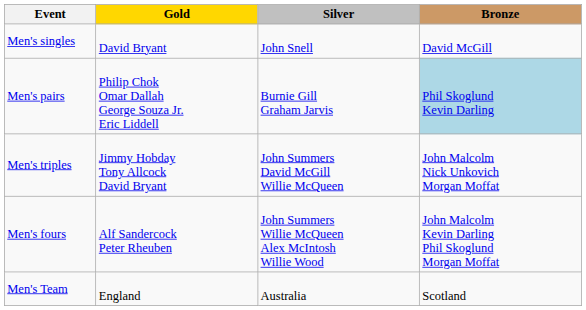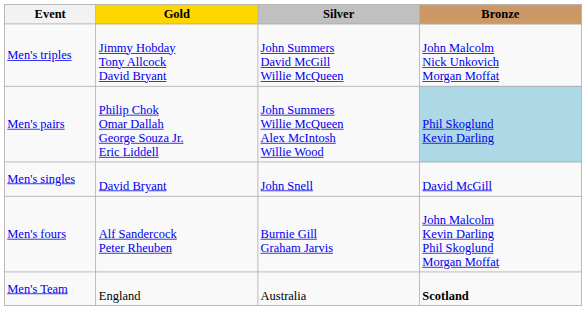rows swapped: (41, 41) <-> (39, 165)
(297, 103) Burnie Gill Graham Jarvis -> (302, 131) John Summers Willie McQueen Alex McIntosh Willie Wood
(302, 240) John Summers Willie McQueen Alex McIntosh Willie Wood -> (297, 240) Burnie Gill Graham Jarvis
(444, 295) normal -> (446, 295) bold
